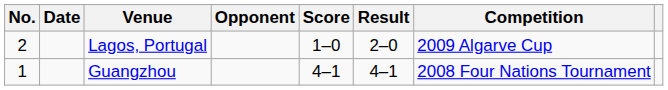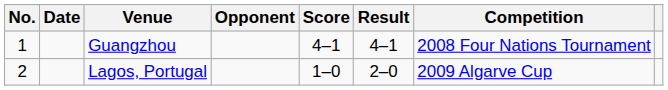rows swapped: (132, 71) <-> (148, 44)
